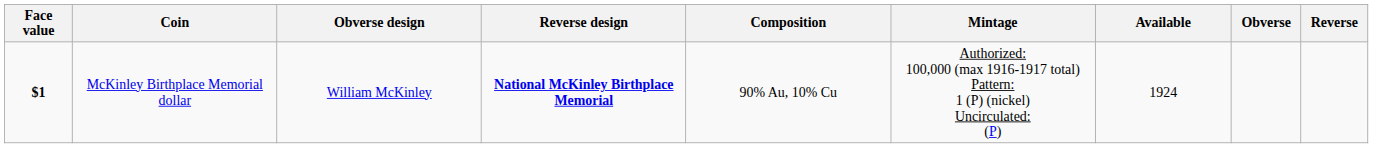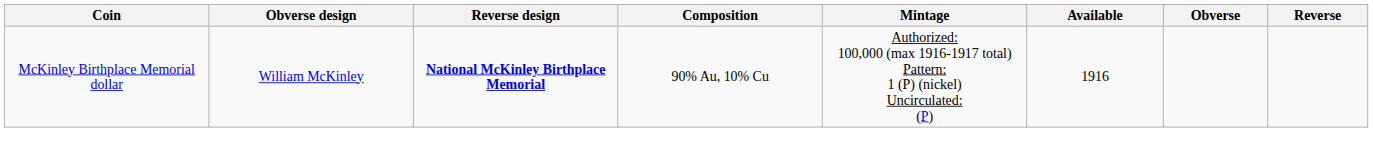- column: (39, 23)
(1163, 92) 1924 -> (1095, 76) 1916
